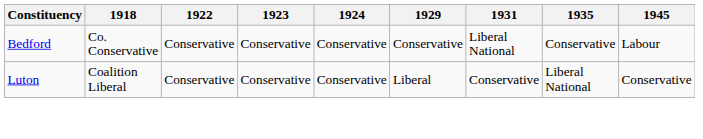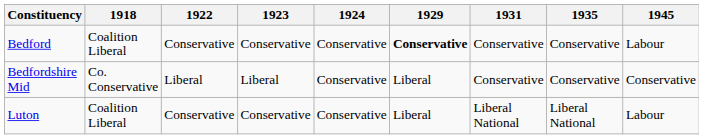(123, 43) Co. Conservative -> (113, 43) Coalition Liberal
(428, 43) normal -> (430, 43) bold
(492, 43) Liberal National -> (509, 43) Conservative
+ row: (42, 79)
(504, 79) Conservative -> (496, 115) Liberal National
(656, 79) Conservative -> (645, 115) Labour
